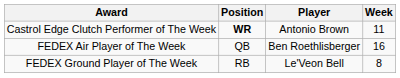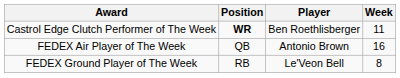(314, 30) Antonio Brown -> (314, 30) Ben Roethlisberger
(314, 47) Ben Roethlisberger -> (314, 47) Antonio Brown
